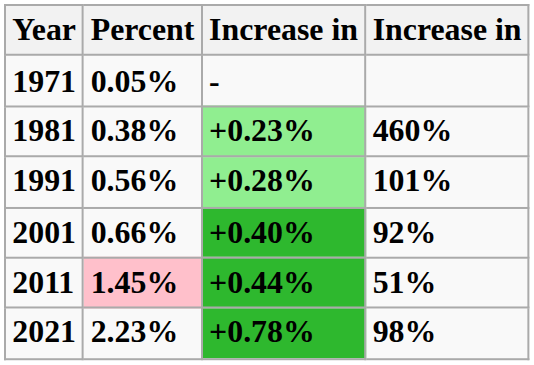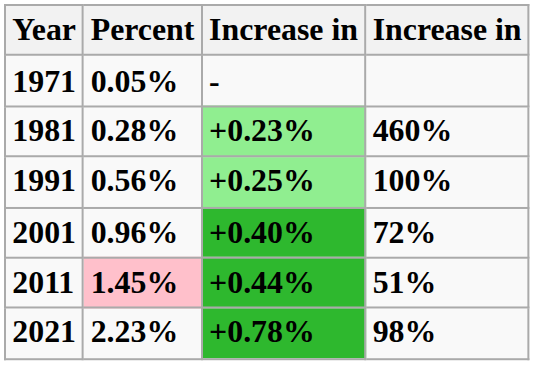(134, 130) 0.38% -> (134, 130) 0.28%
(262, 181) +0.28% -> (262, 181) +0.25%
(412, 181) 101% -> (412, 181) 100%
(134, 231) 0.66% -> (134, 231) 0.96%
(404, 231) 92% -> (404, 231) 72%
